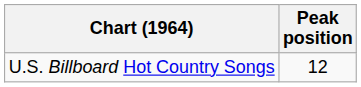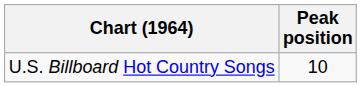(318, 67) 12 -> (318, 67) 10
